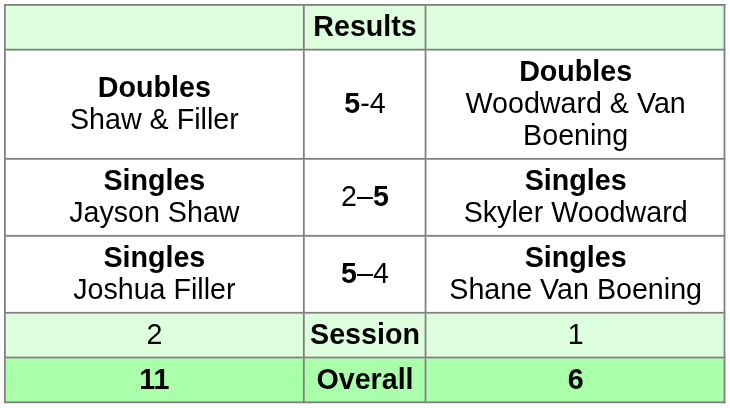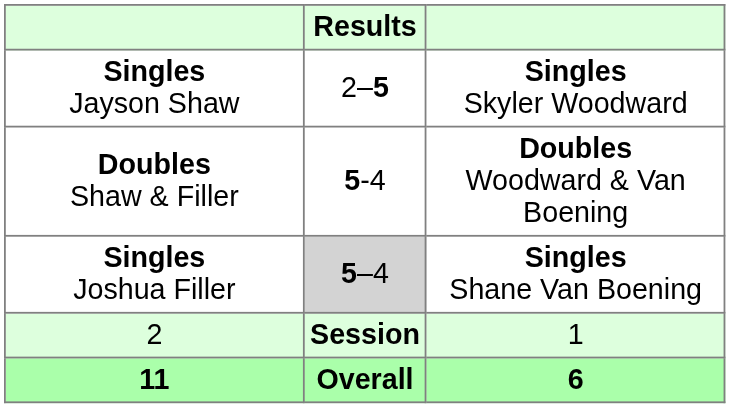rows swapped: (154, 103) <-> (154, 196)
(365, 273) no background -> (365, 273) lightgrey background
